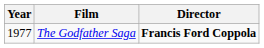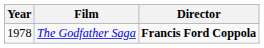(19, 33) 1977 -> (19, 33) 1978
